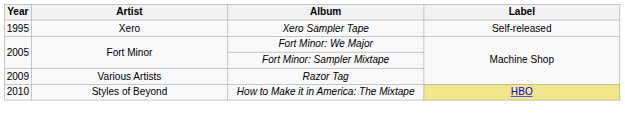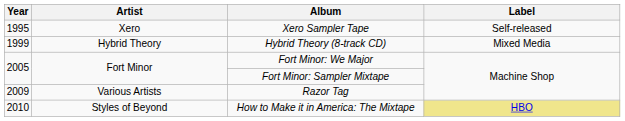+ row: (326, 44)
